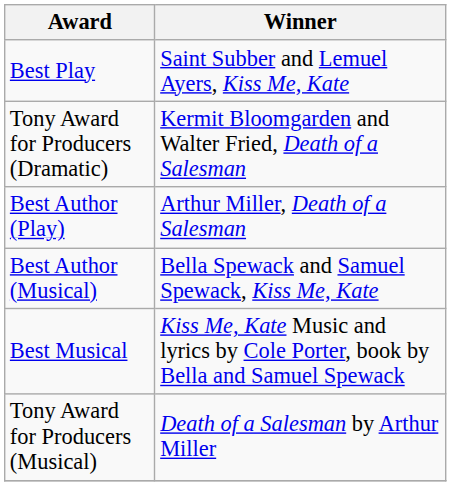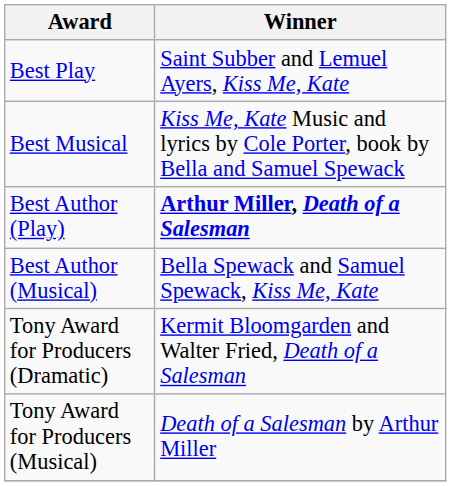rows swapped: (69, 351) <-> (71, 143)
(273, 217) normal -> (280, 217) bold
